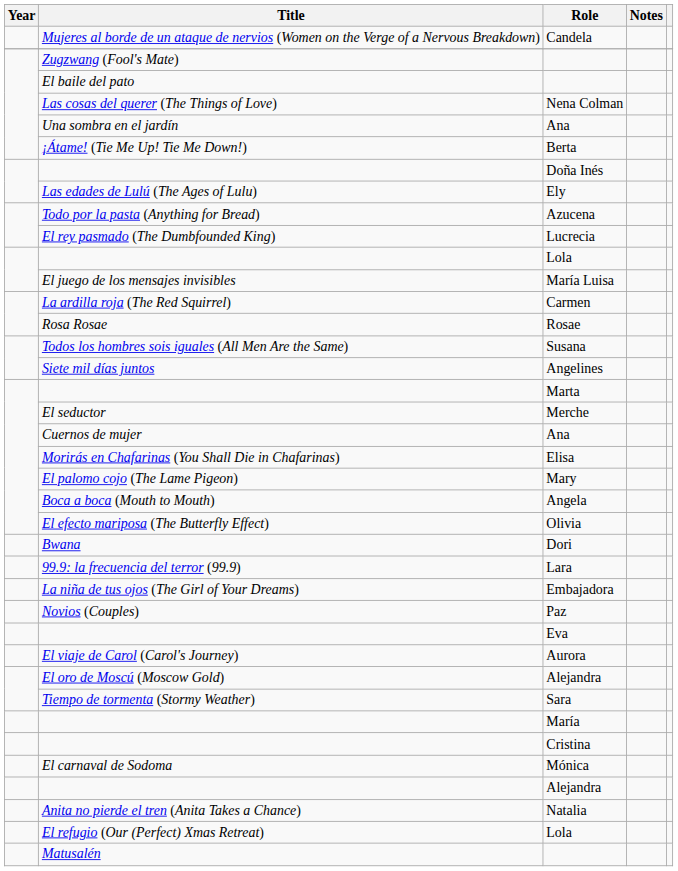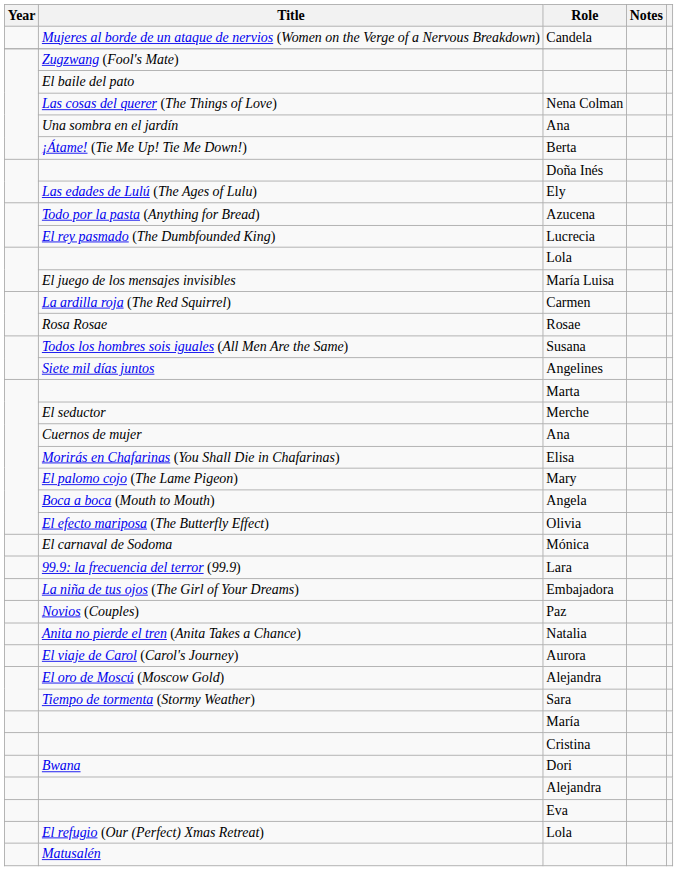rows swapped: (61, 545) <-> (107, 766)
rows swapped: (171, 810) <-> (291, 634)
